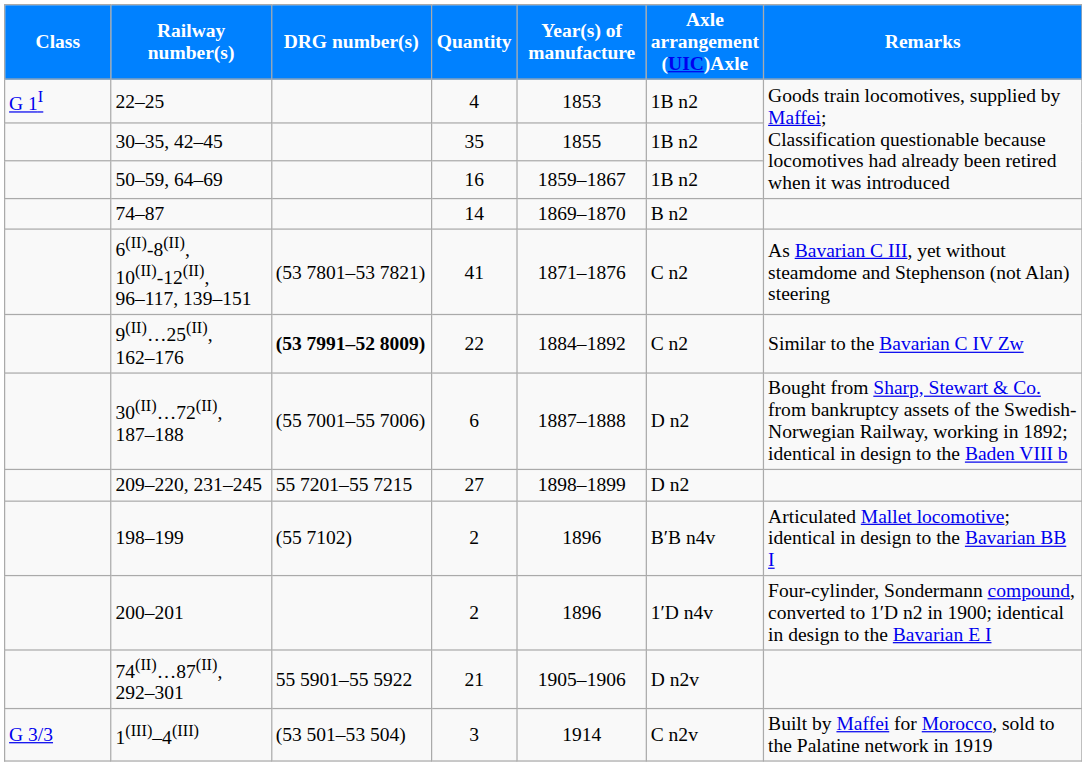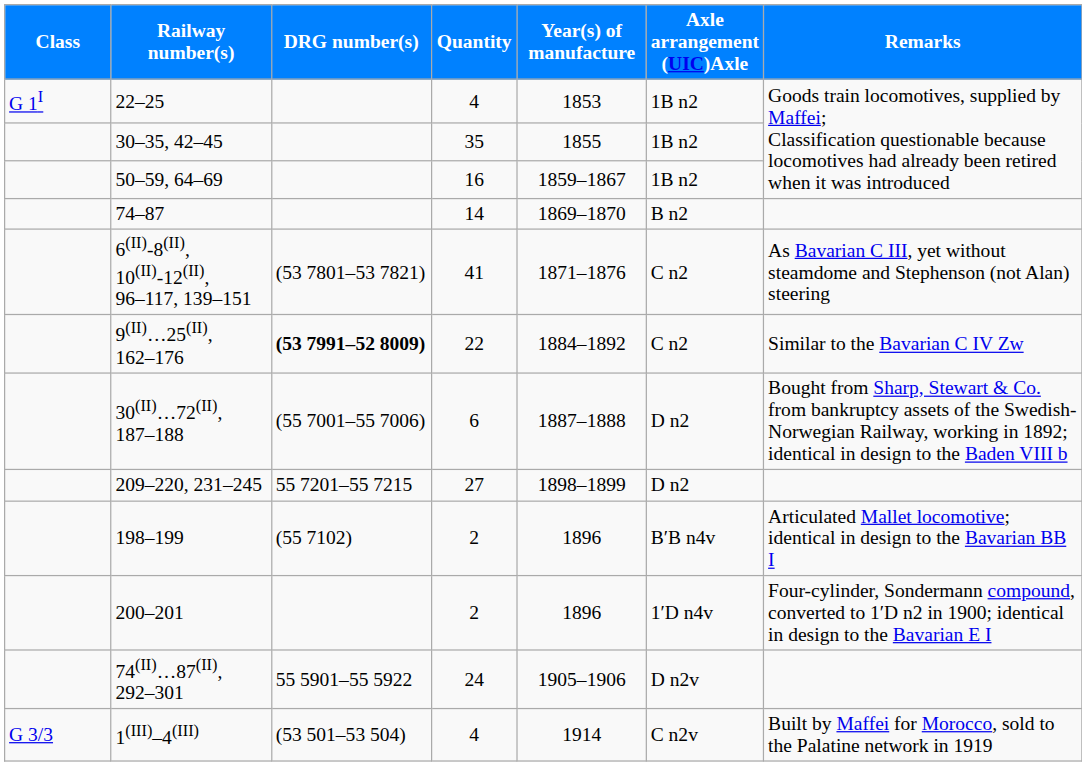(474, 679) 21 -> (474, 679) 24
(474, 734) 3 -> (474, 734) 4
